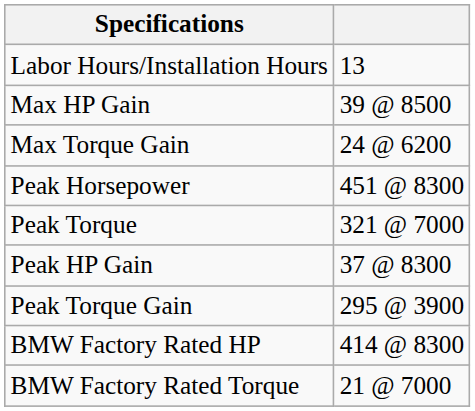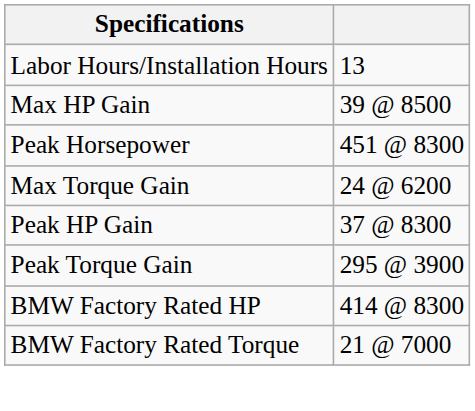rows swapped: (100, 144) <-> (100, 184)
- row: (74, 225)
